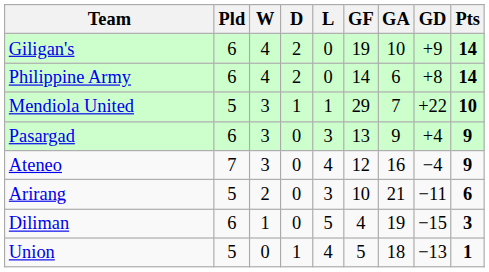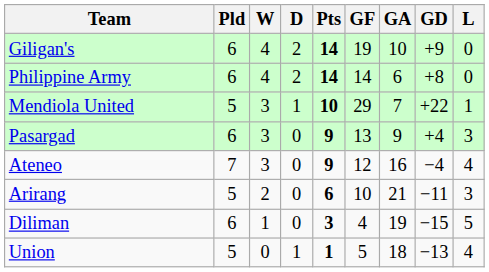columns swapped: (328, 19) <-> (468, 19)
